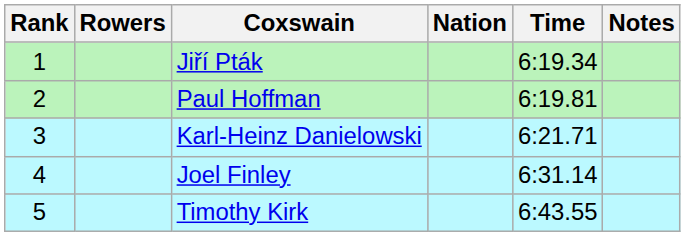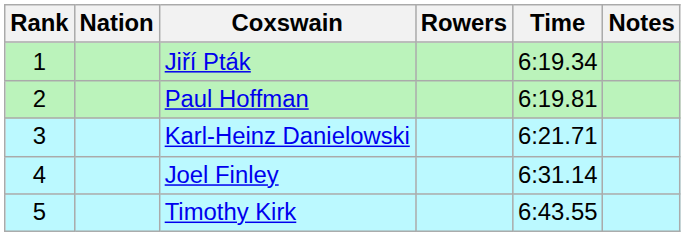columns swapped: (123, 23) <-> (470, 23)
